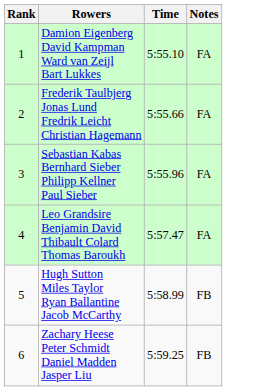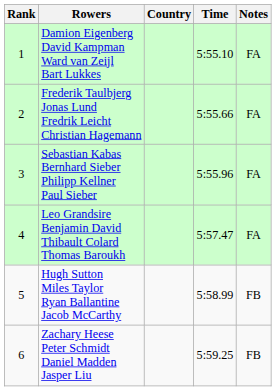+ column: (169, 14)
